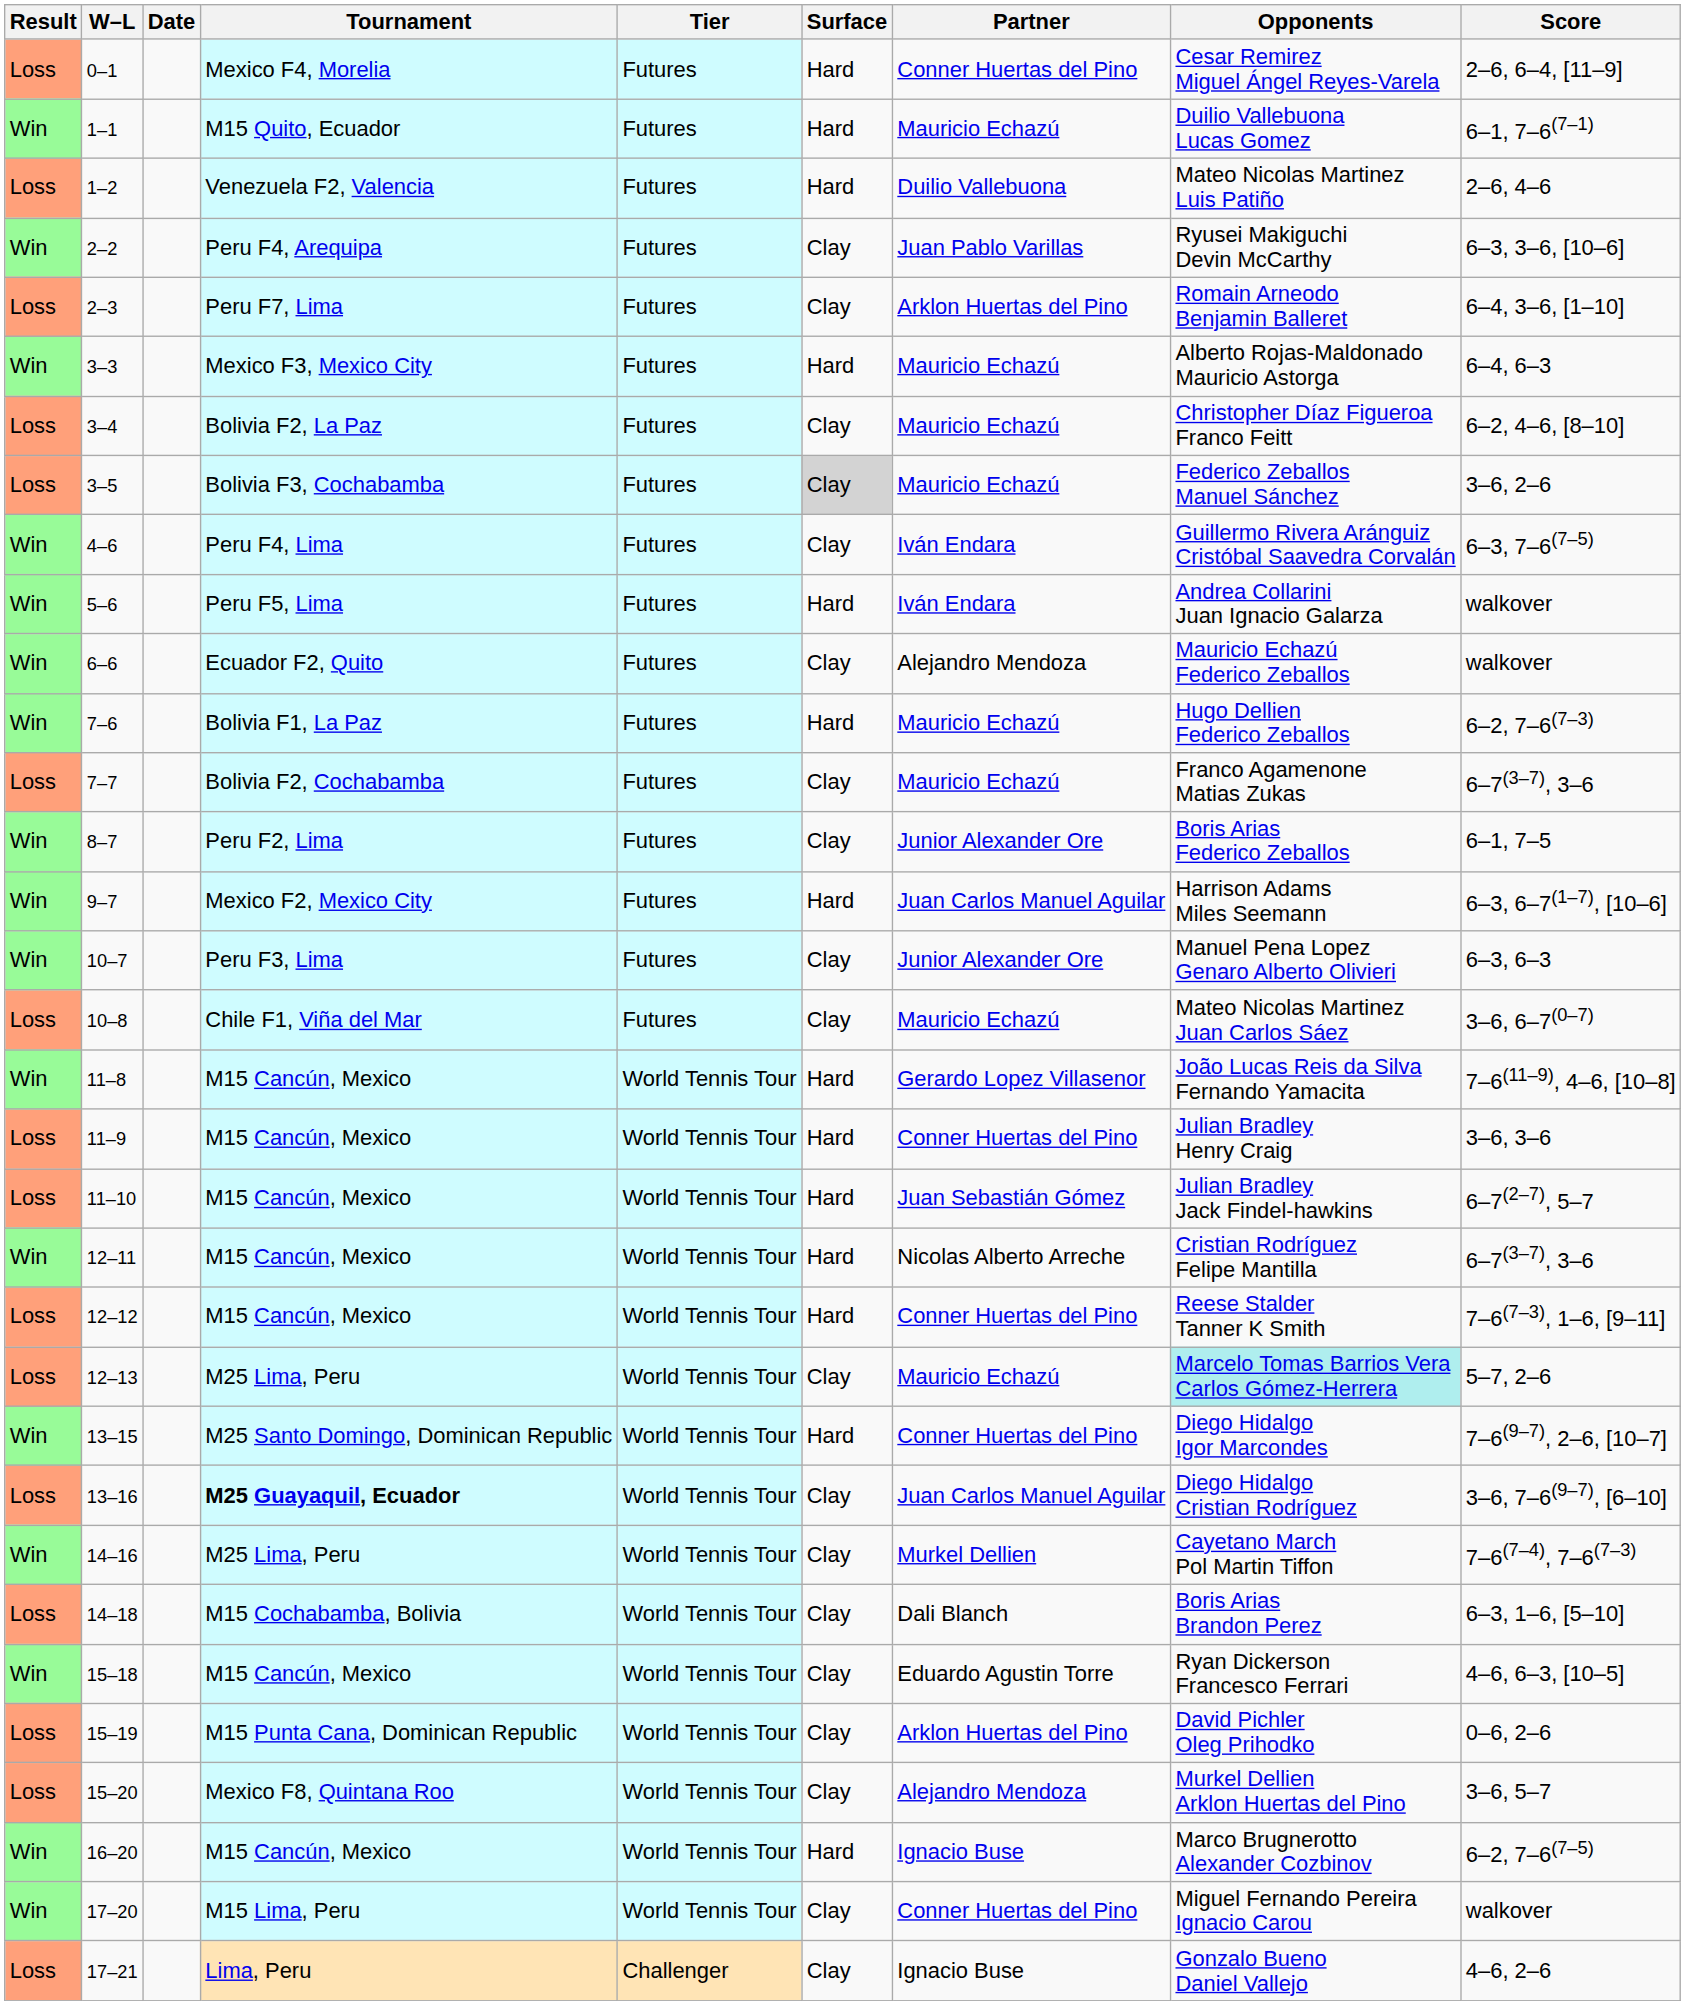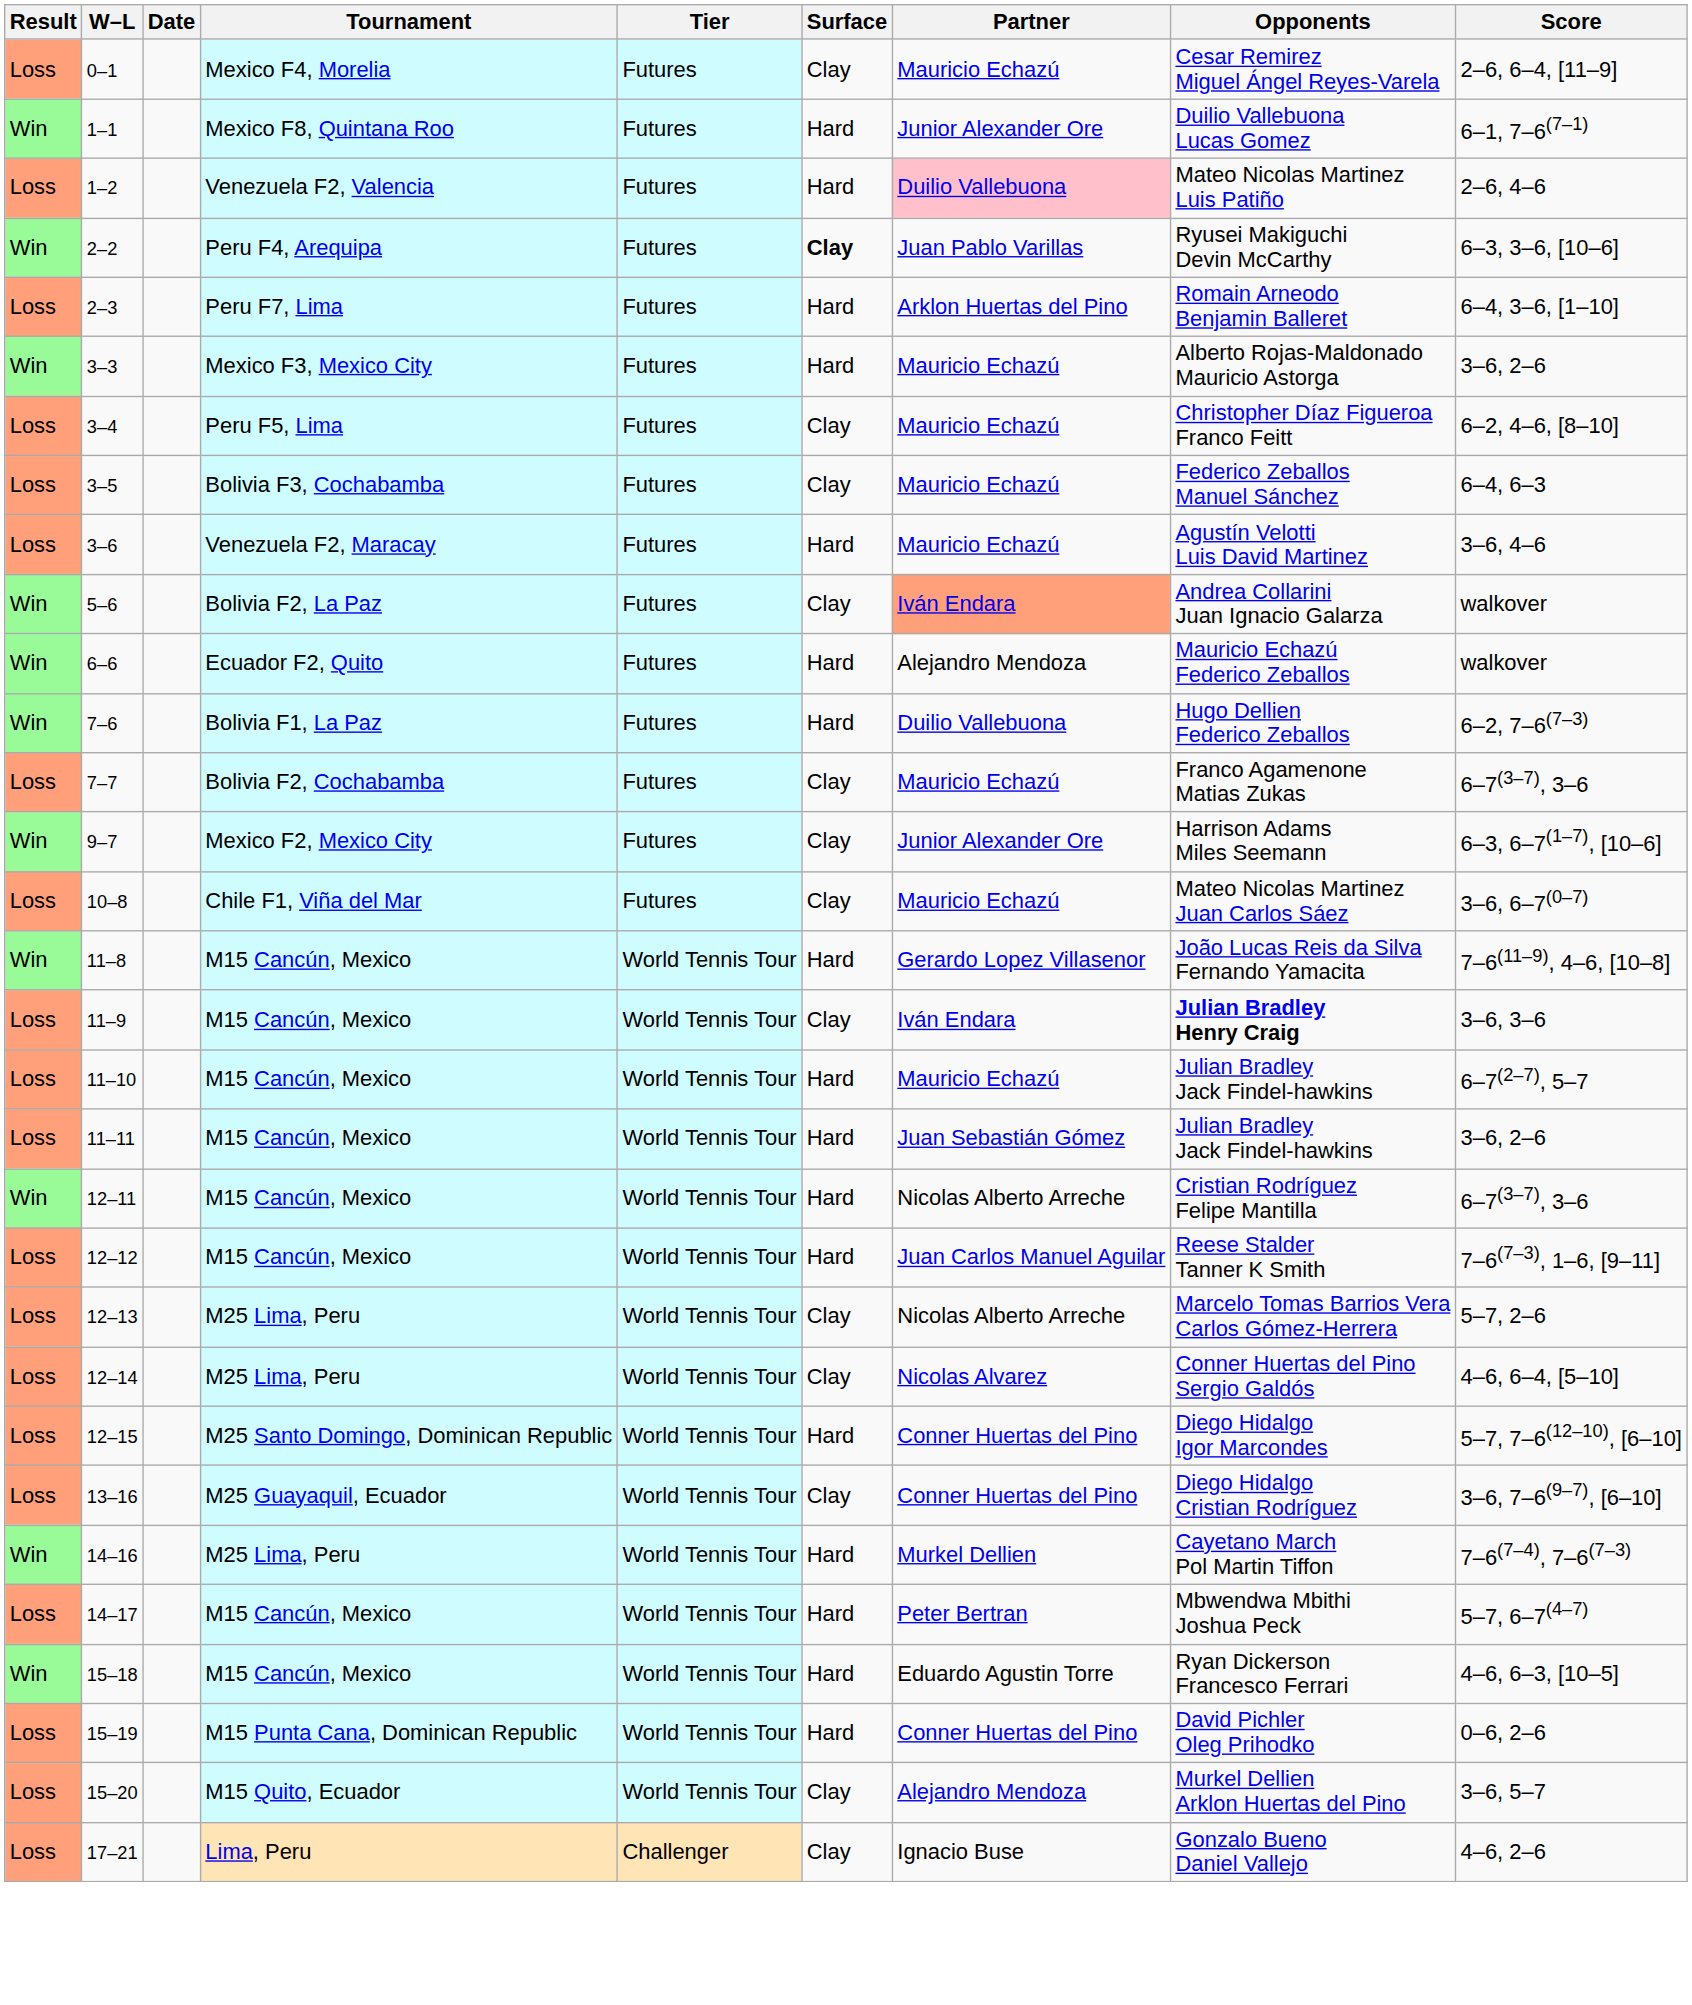(831, 68) Hard -> (829, 68) Clay
(1017, 68) Conner Huertas del Pino -> (978, 68) Mauricio Echazú
(303, 128) M15 Quito, Ecuador -> (330, 128) Mexico F8, Quintana Roo
(978, 128) Mauricio Echazú -> (1000, 128) Junior Alexander Ore
(982, 187) no background -> (982, 187) pink background
(829, 247) normal -> (830, 247) bold
(829, 306) Clay -> (831, 306) Hard
(1508, 366) 6–4, 6–3 -> (1503, 366) 3–6, 2–6
(294, 425) Bolivia F2, La Paz -> (274, 425) Peru F5, Lima
(829, 484) lightgrey background -> (829, 484) no background
(1508, 484) 3–6, 2–6 -> (1503, 484) 6–4, 6–3
+ row: (102, 545)
- row: (102, 545)
(274, 603) Peru F5, Lima -> (294, 603) Bolivia F2, La Paz
(831, 603) Hard -> (829, 603) Clay
(956, 603) no background -> (956, 603) lightsalmon background
(829, 663) Clay -> (831, 663) Hard
(978, 722) Mauricio Echazú -> (982, 722) Duilio Vallebuona
- row: (102, 842)
(831, 900) Hard -> (829, 841) Clay
(1031, 900) Juan Carlos Manuel Aguilar -> (1000, 841) Junior Alexander Ore
- row: (107, 961)
(831, 1138) Hard -> (829, 1019) Clay
(1017, 1138) Conner Huertas del Pino -> (956, 1019) Iván Endara
(1244, 1138) normal -> (1250, 1019) bold
(1011, 1198) Juan Sebastián Gómez -> (978, 1079) Mauricio Echazú
+ row: (111, 1139)
(1017, 1316) Conner Huertas del Pino -> (1031, 1257) Juan Carlos Manuel Aguilar
(978, 1376) Mauricio Echazú -> (1011, 1316) Nicolas Alberto Arreche
(1313, 1376) paleturquoise background -> (1313, 1316) no background
+ row: (112, 1377)
+ row: (112, 1437)
- row: (112, 1437)
(333, 1495) bold -> (326, 1495) normal
(1031, 1495) Juan Carlos Manuel Aguilar -> (1017, 1495) Conner Huertas del Pino
(829, 1554) Clay -> (831, 1554) Hard
+ row: (112, 1615)
- row: (112, 1615)
(829, 1673) Clay -> (831, 1673) Hard
(829, 1732) Clay -> (831, 1732) Hard
(1012, 1732) Arklon Huertas del Pino -> (1017, 1732) Conner Huertas del Pino
(330, 1792) Mexico F8, Quintana Roo -> (303, 1792) M15 Quito, Ecuador
- row: (112, 1853)
- row: (112, 1912)
